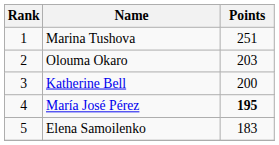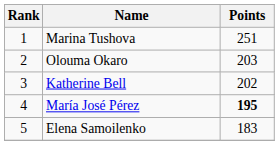(247, 83) 200 -> (247, 83) 202
